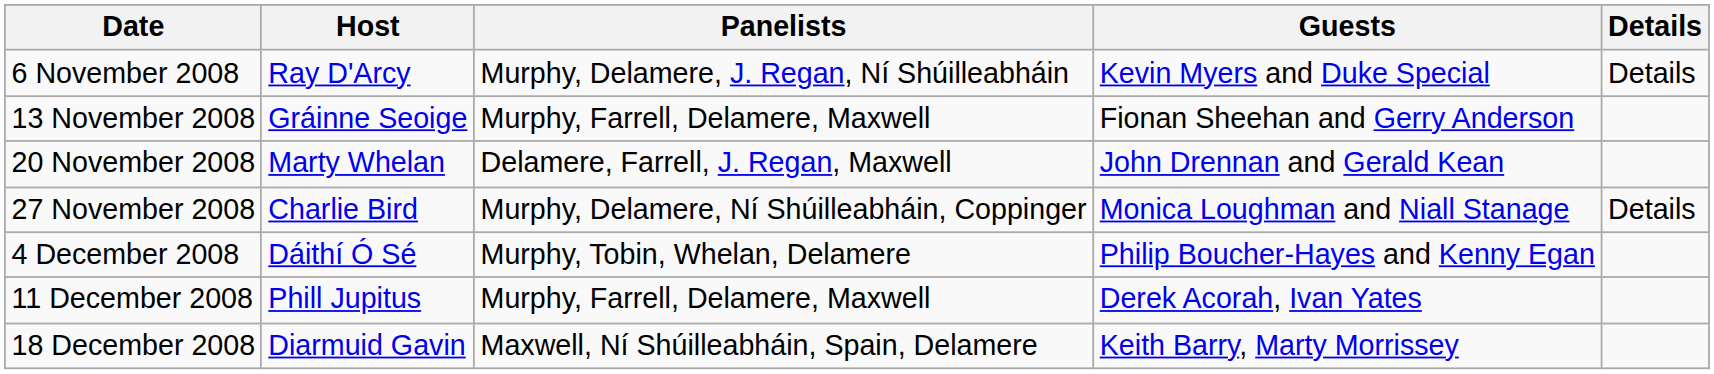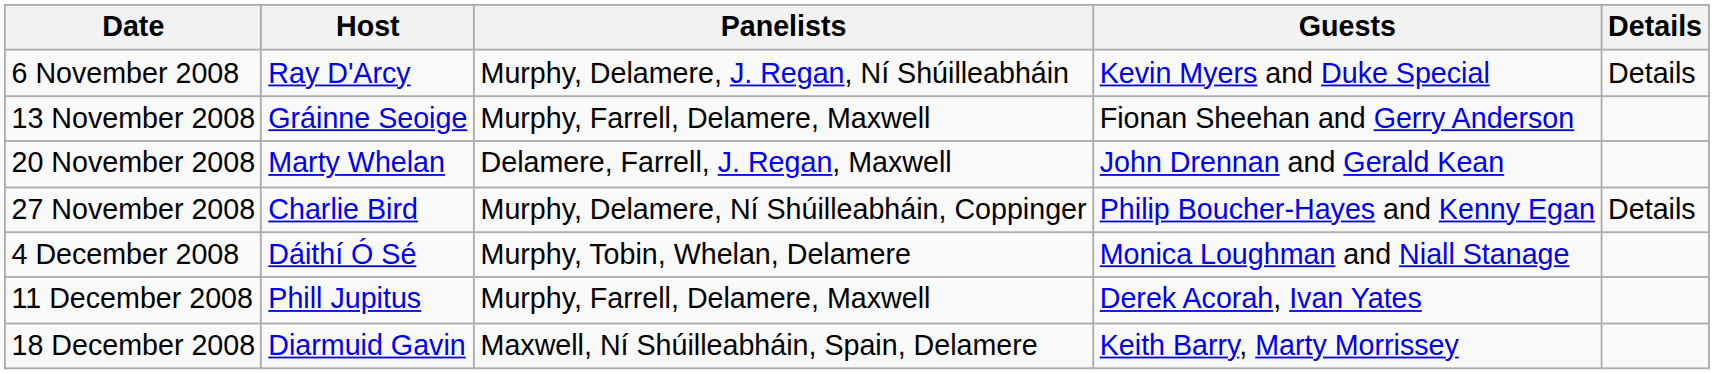(1335, 208) Monica Loughman and Niall Stanage -> (1347, 208) Philip Boucher-Hayes and Kenny Egan
(1347, 254) Philip Boucher-Hayes and Kenny Egan -> (1335, 254) Monica Loughman and Niall Stanage
